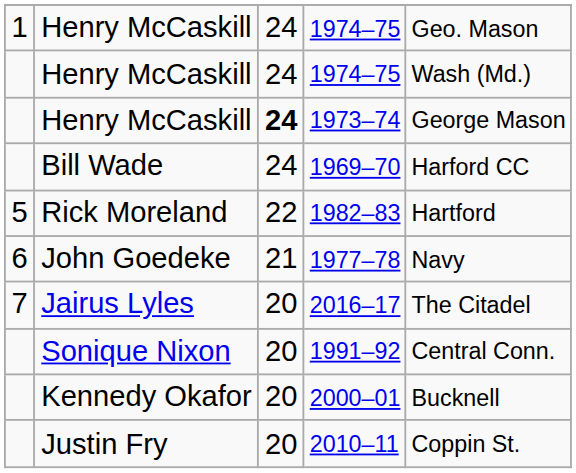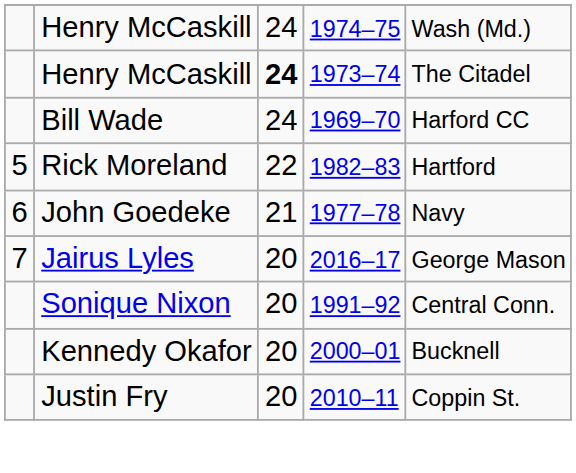- row: (20, 27)
(489, 120) George Mason -> (471, 74) The Citadel
(471, 305) The Citadel -> (489, 259) George Mason
